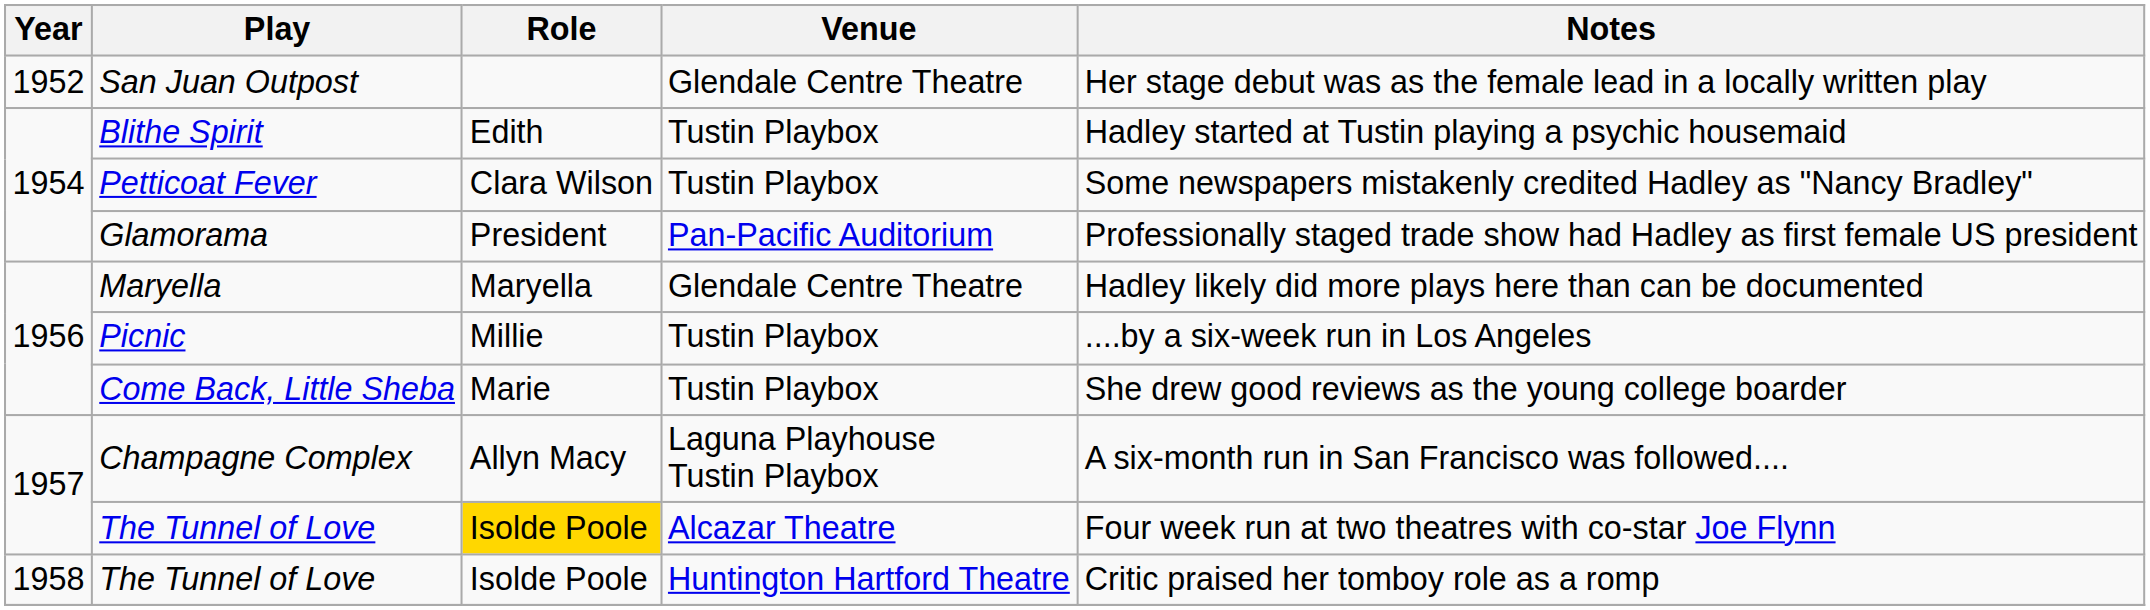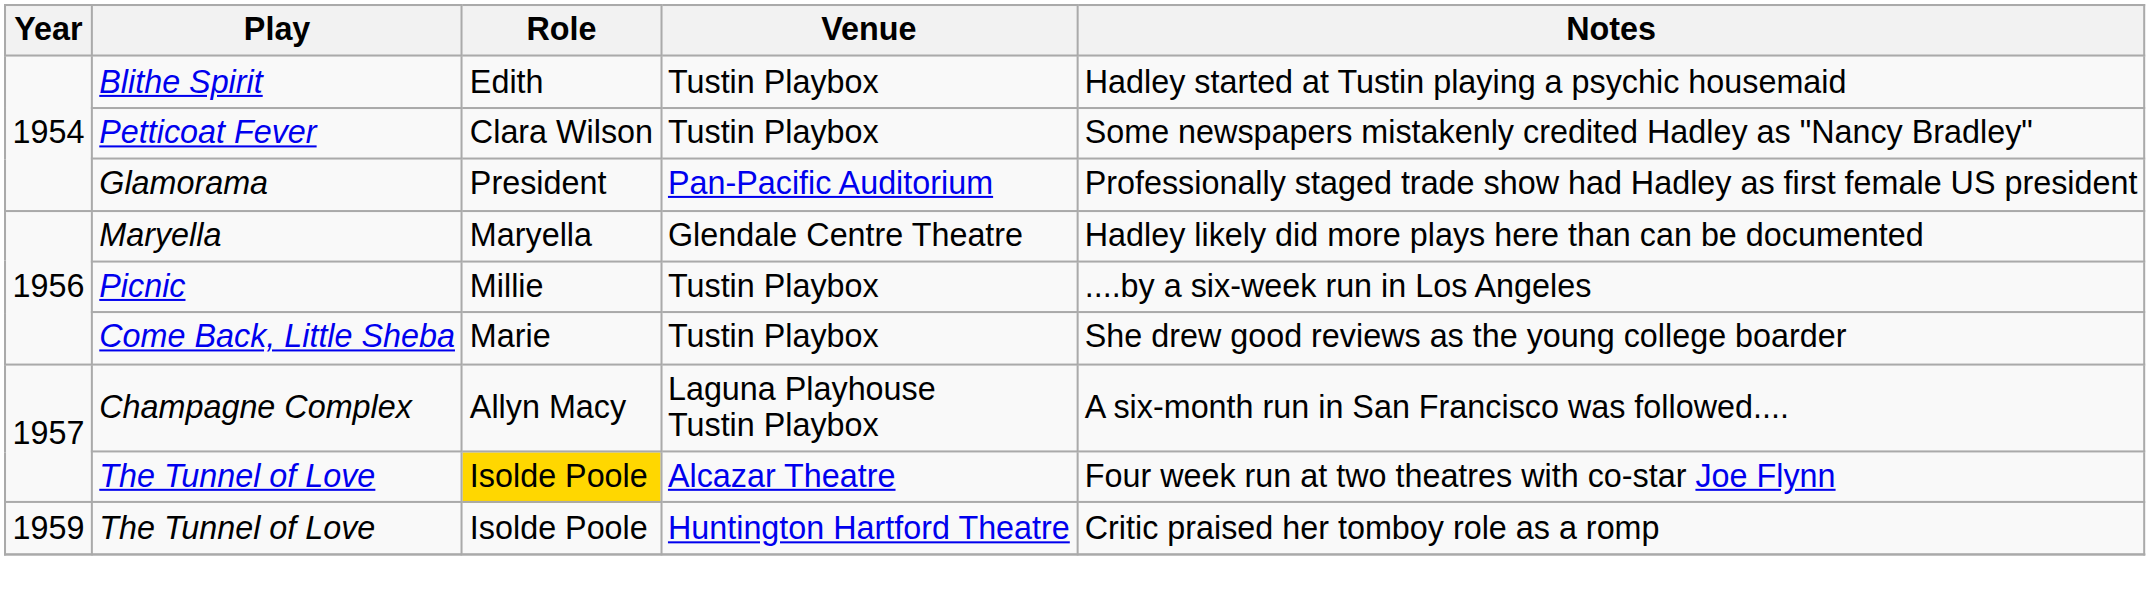- row: (229, 81)
(48, 579) 1958 -> (48, 527) 1959
